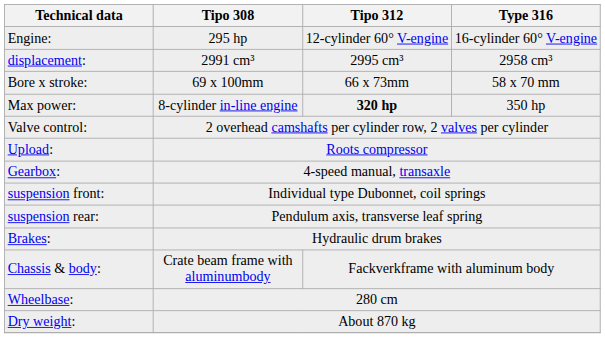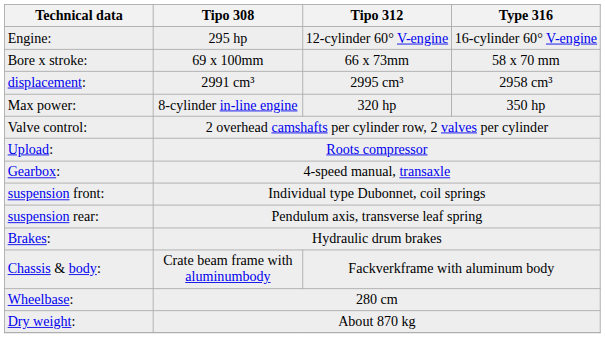rows swapped: (49, 60) <-> (49, 82)
(377, 104) bold -> (377, 104) normal
